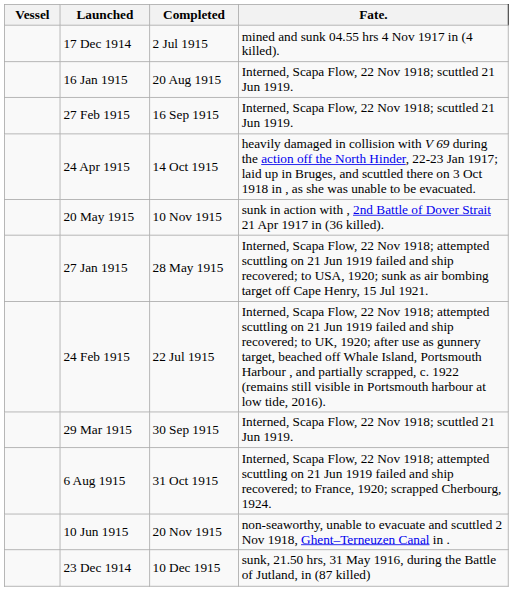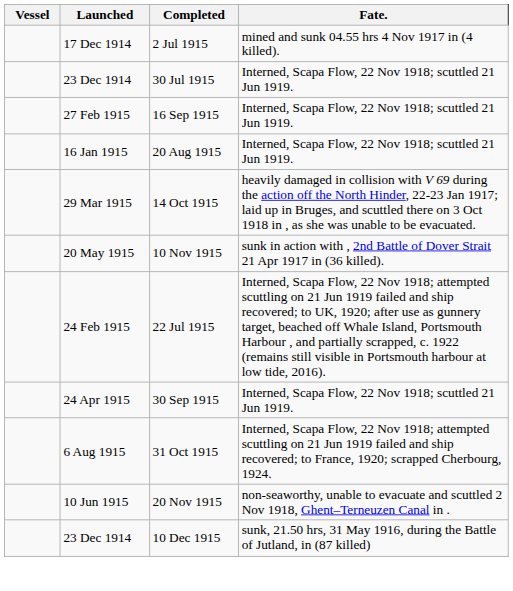+ row: (184, 79)
rows swapped: (187, 79) <-> (186, 115)
(97, 166) 24 Apr 1915 -> (98, 202) 29 Mar 1915
- row: (188, 268)
(98, 430) 29 Mar 1915 -> (97, 400) 24 Apr 1915
